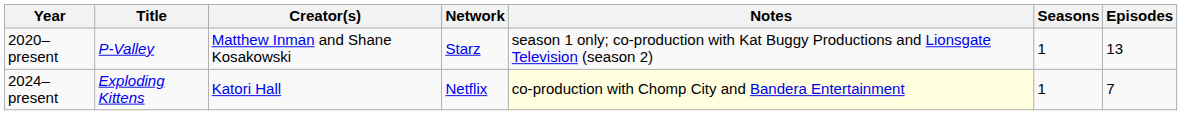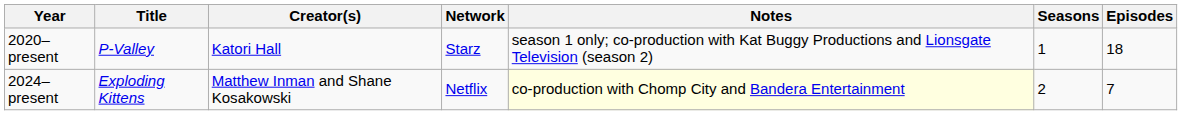(302, 48) Matthew Inman and Shane Kosakowski -> (246, 48) Katori Hall
(1115, 48) 13 -> (1115, 48) 18
(246, 89) Katori Hall -> (302, 89) Matthew Inman and Shane Kosakowski
(1042, 89) 1 -> (1042, 89) 2
